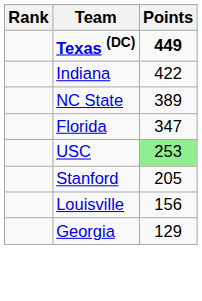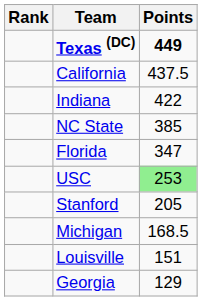+ row: (91, 74)
(168, 100) 389 -> (168, 126) 385
+ row: (89, 231)
(168, 204) 156 -> (168, 257) 151
